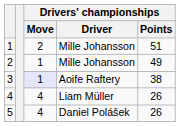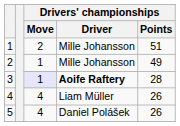(90, 79) normal -> (92, 79) bold
(156, 79) 38 -> (156, 79) 28
